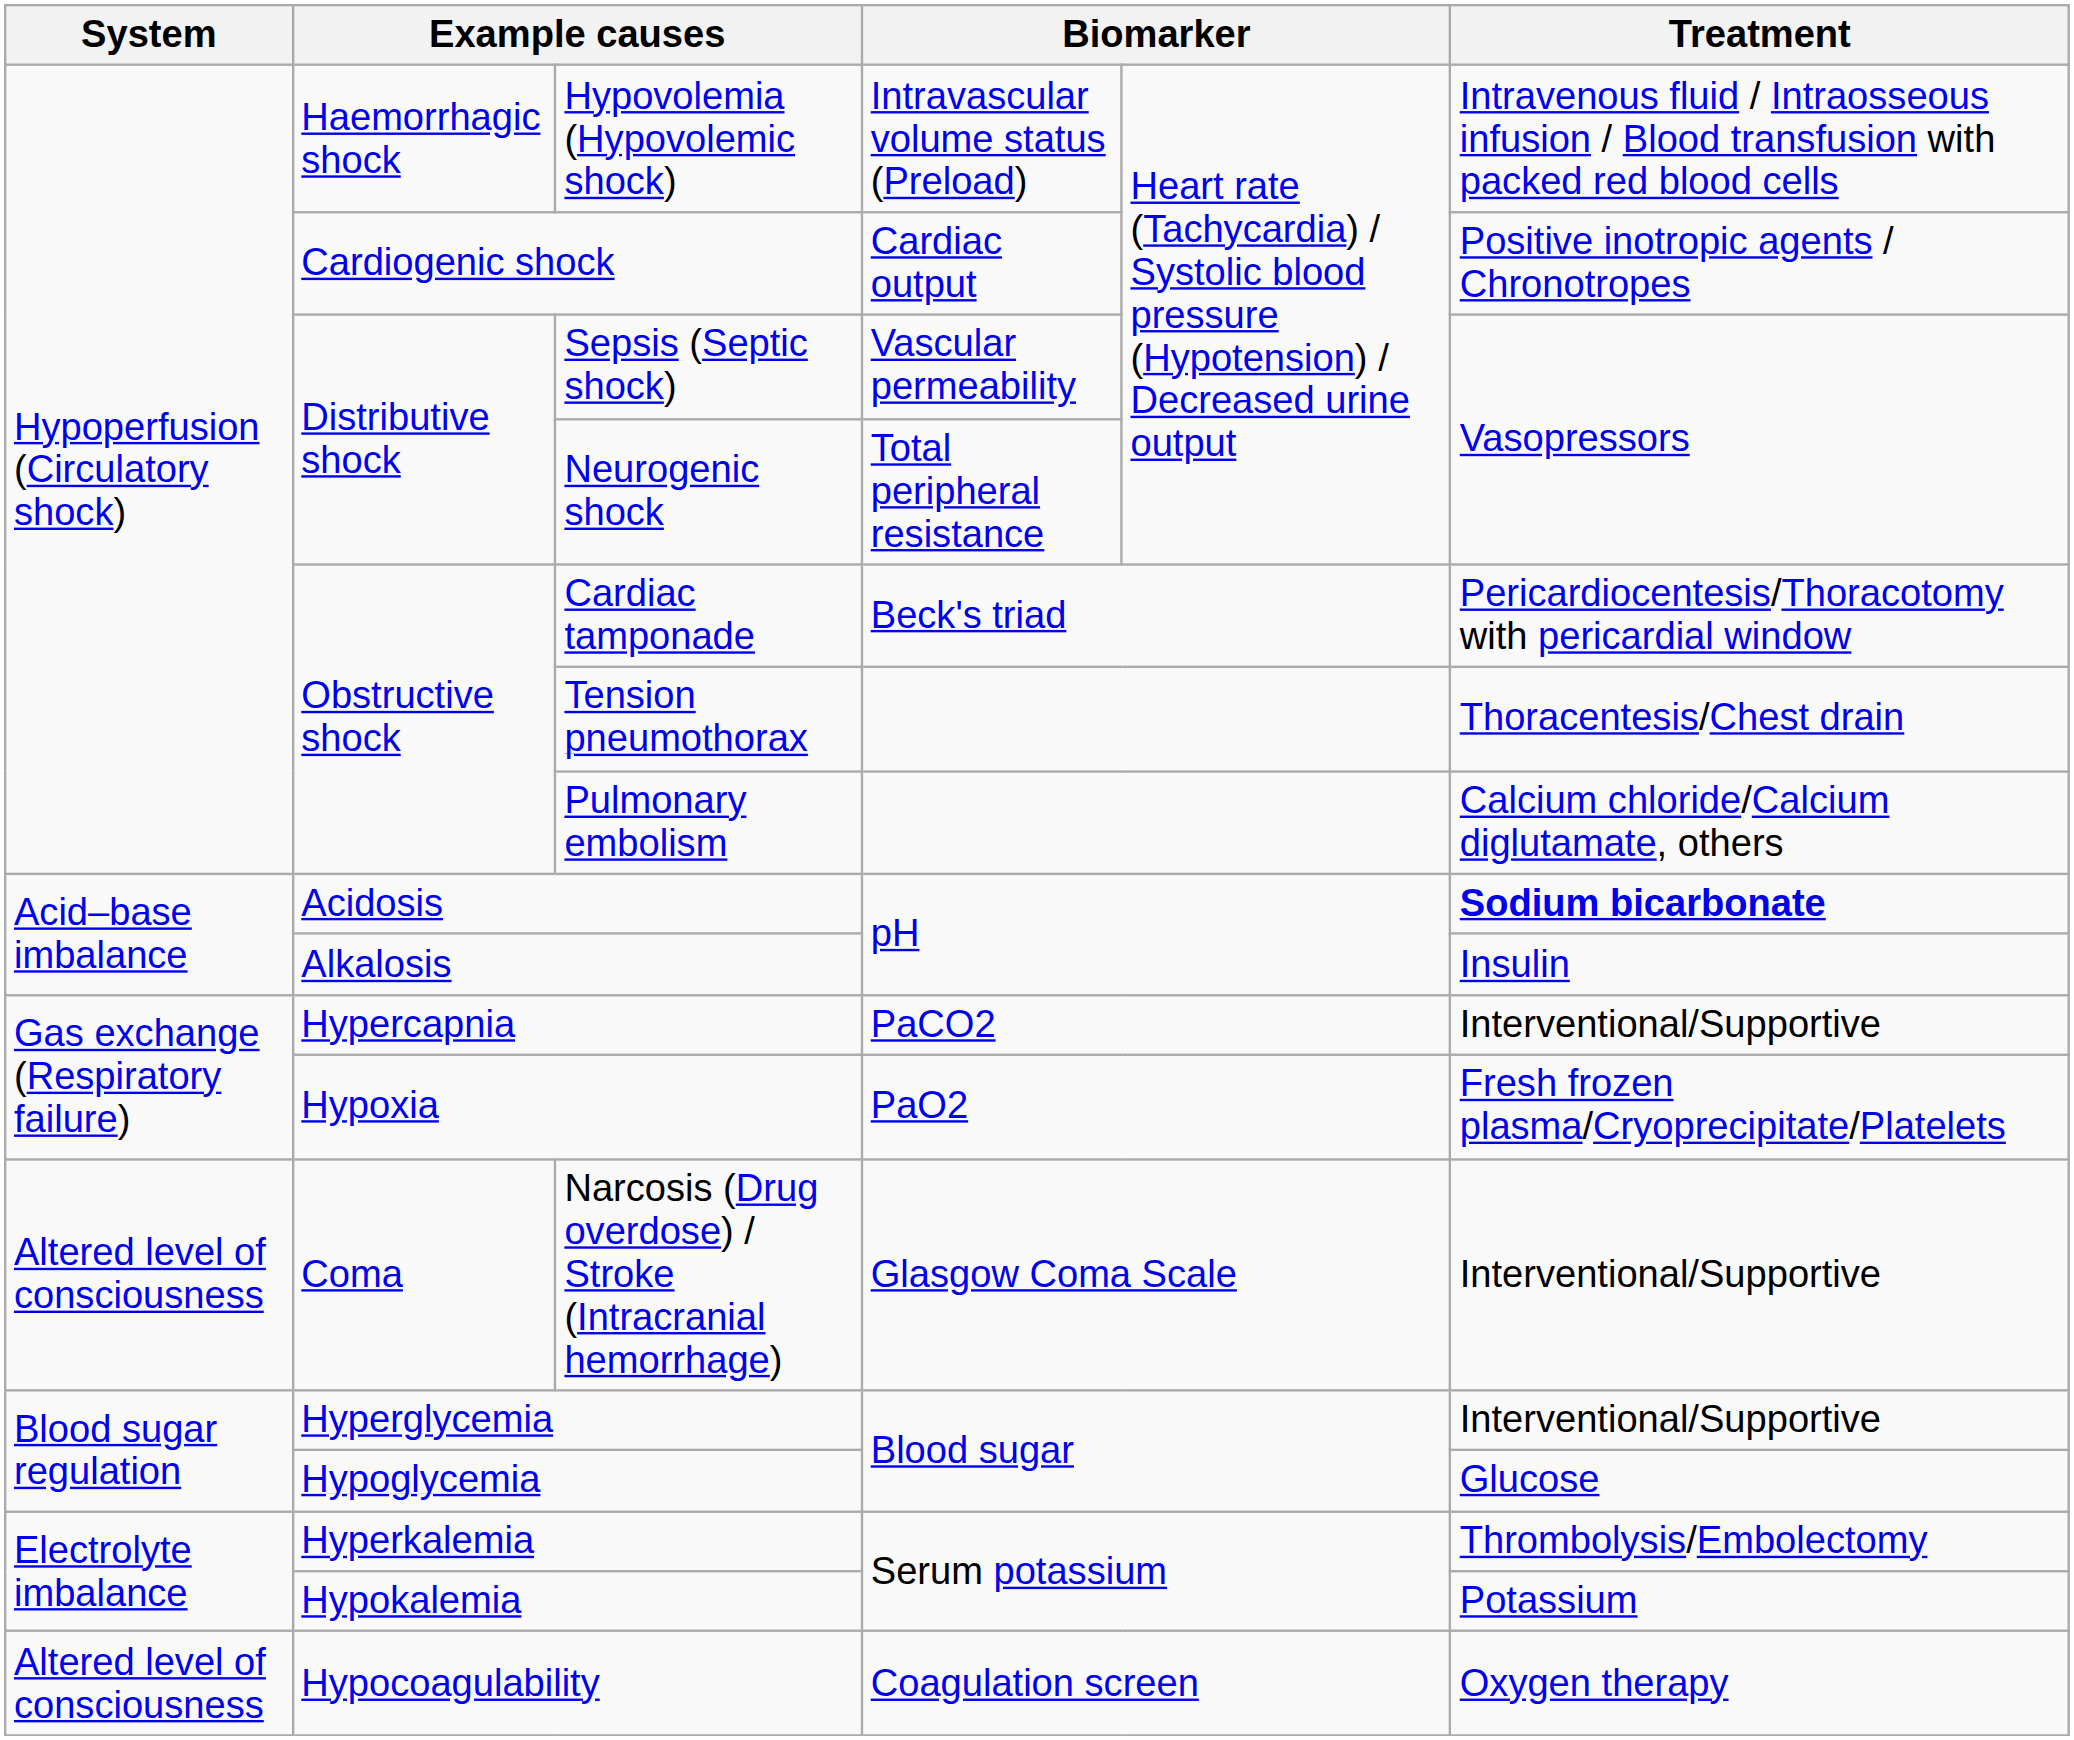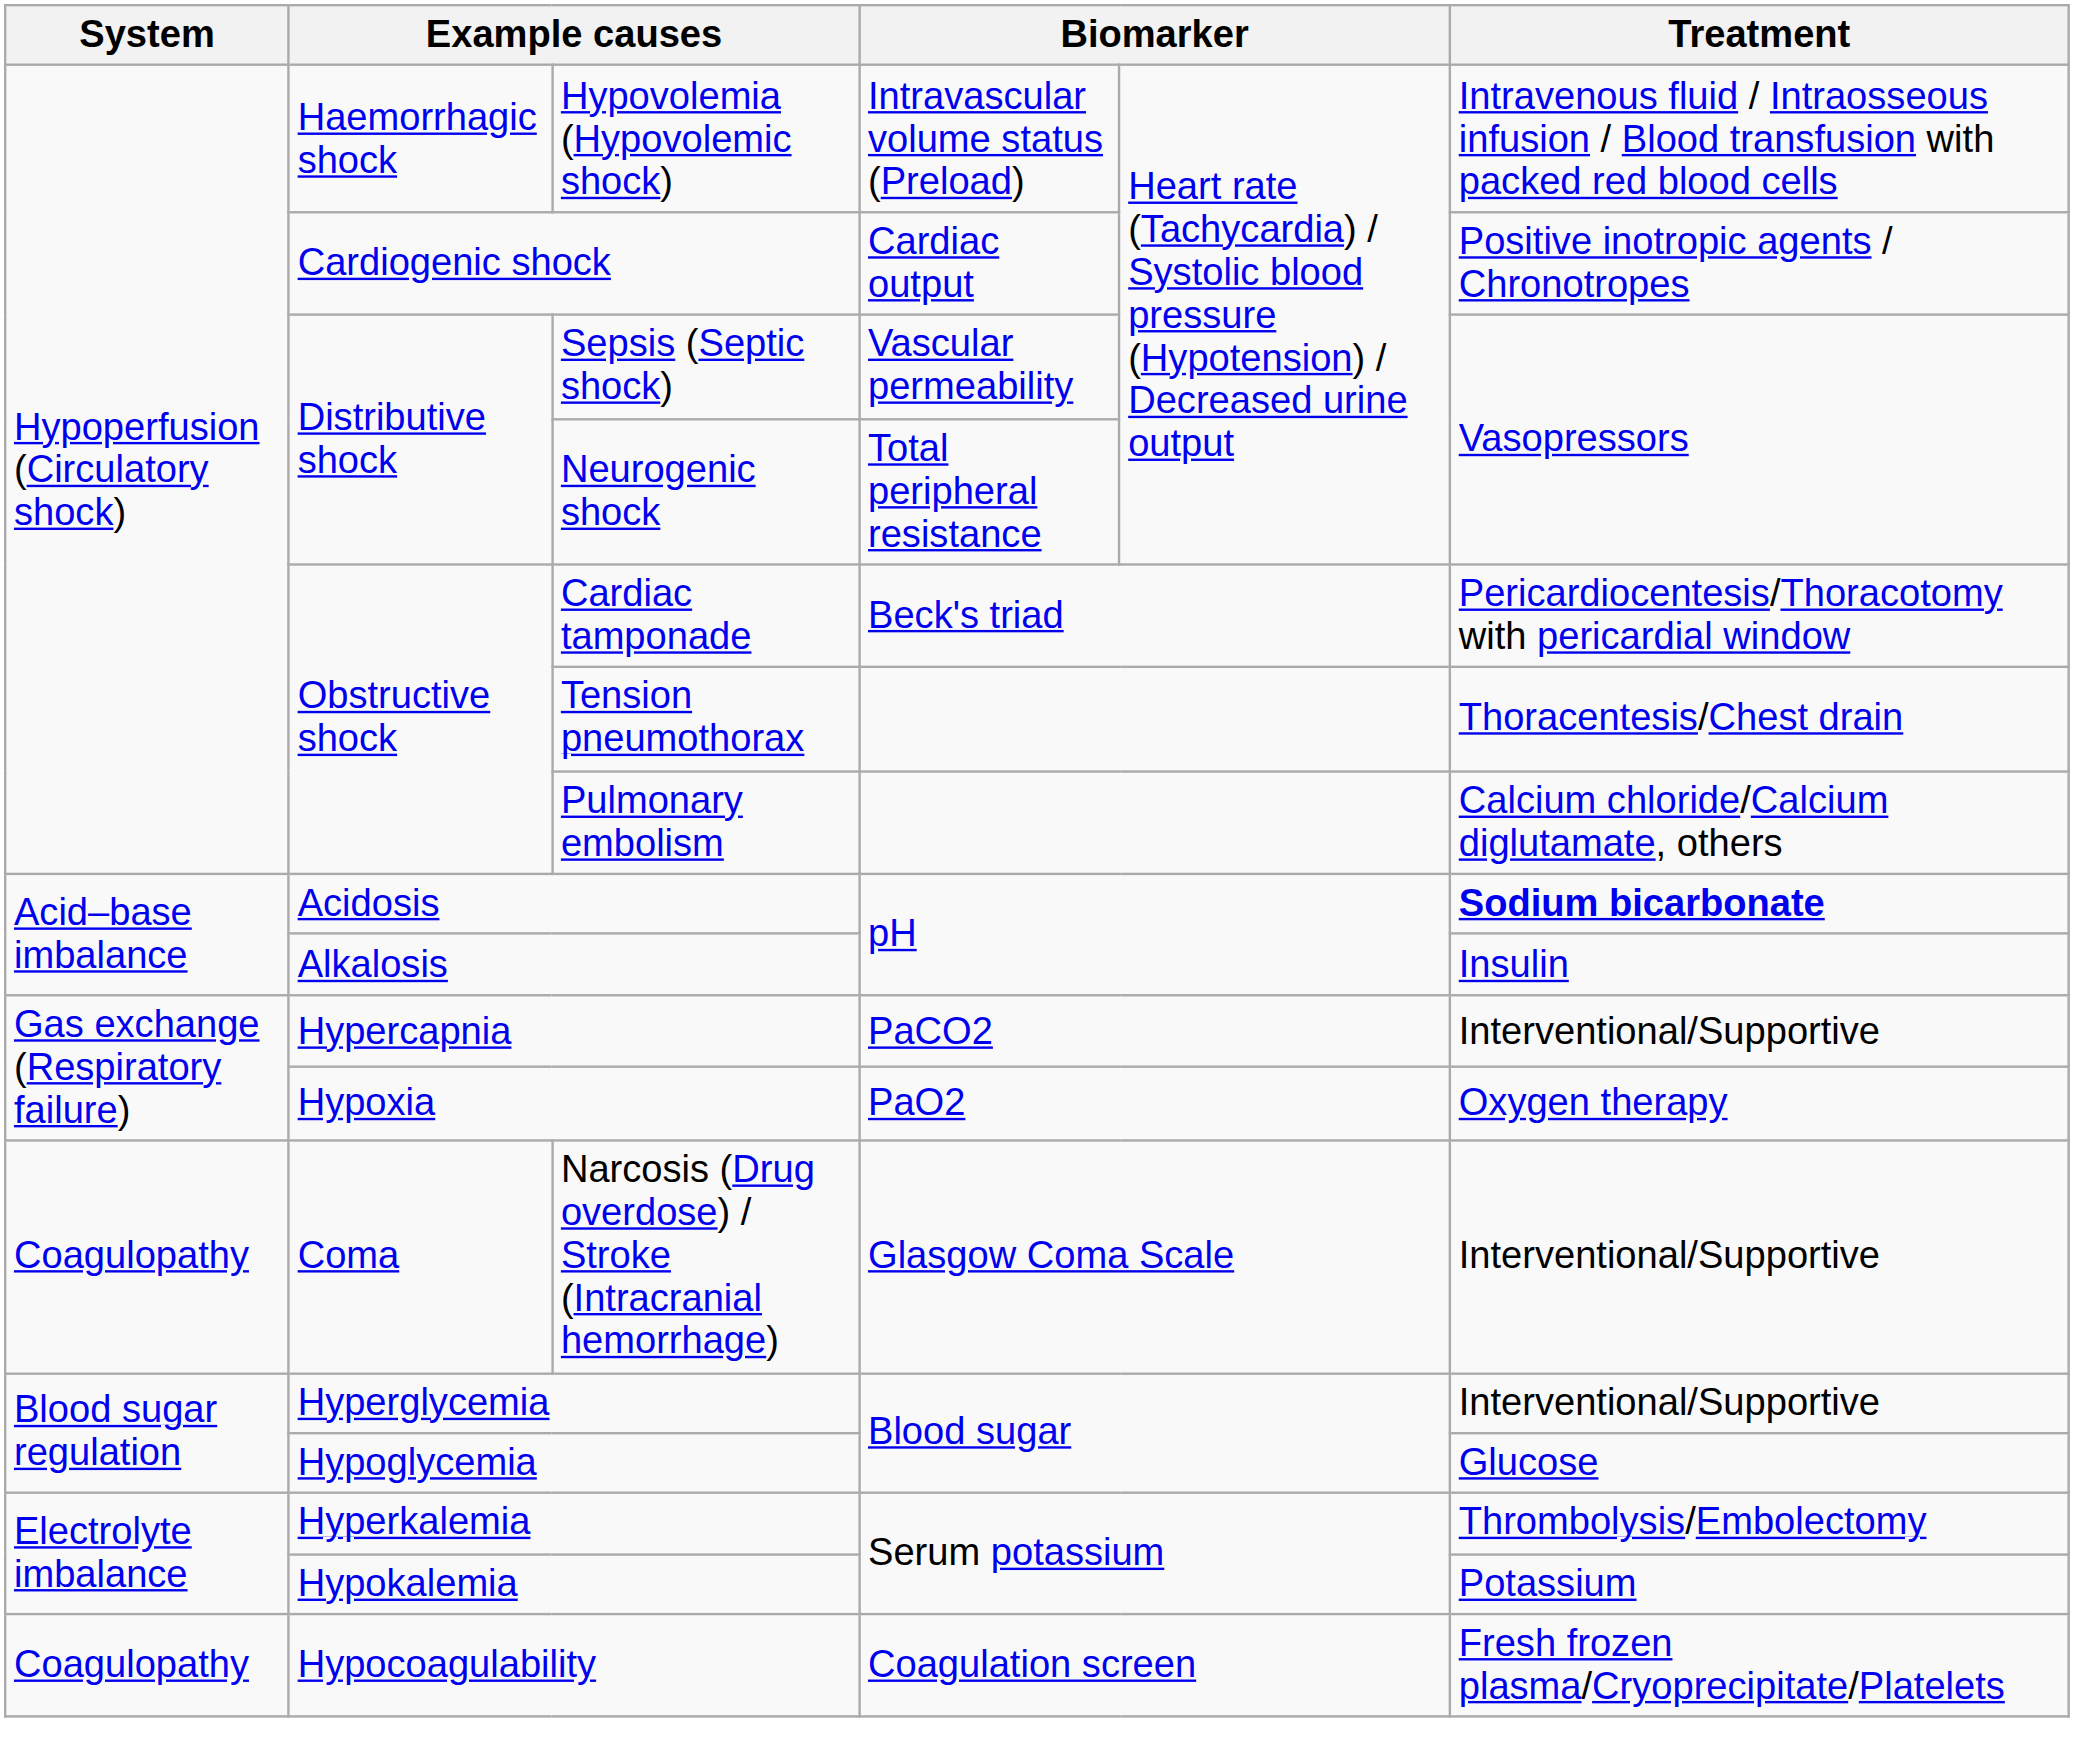(1733, 1105) Fresh frozen plasma/Cryoprecipitate/Platelets -> (1593, 1103) Oxygen therapy
(140, 1273) Altered level of consciousness -> (131, 1255) Coagulopathy
(140, 1682) Altered level of consciousness -> (131, 1664) Coagulopathy
(1594, 1682) Oxygen therapy -> (1732, 1664) Fresh frozen plasma/Cryoprecipitate/Platelets
